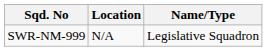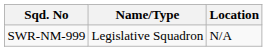columns swapped: (203, 14) <-> (116, 14)
